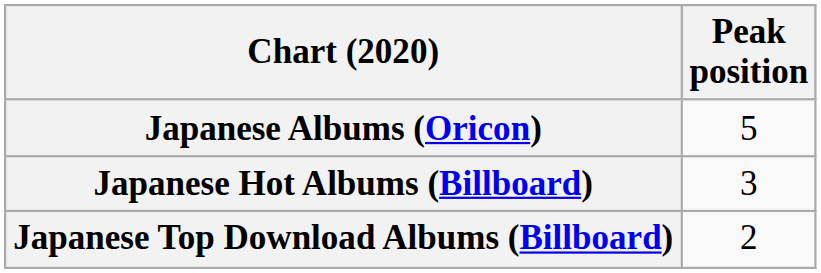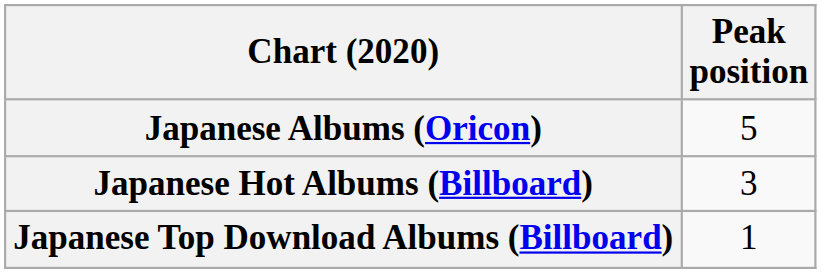(749, 238) 2 -> (749, 238) 1
